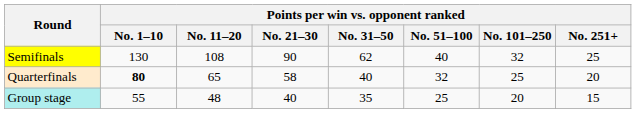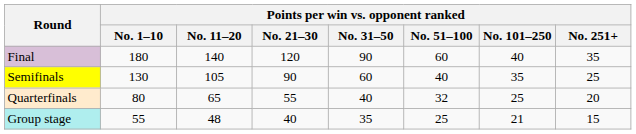+ row: (21, 56)
(214, 56) 108 -> (214, 77) 105
(366, 56) 62 -> (366, 77) 60
(517, 56) 32 -> (517, 77) 35
(139, 77) bold -> (139, 98) normal
(290, 77) 58 -> (290, 98) 55
(517, 98) 20 -> (517, 118) 21
